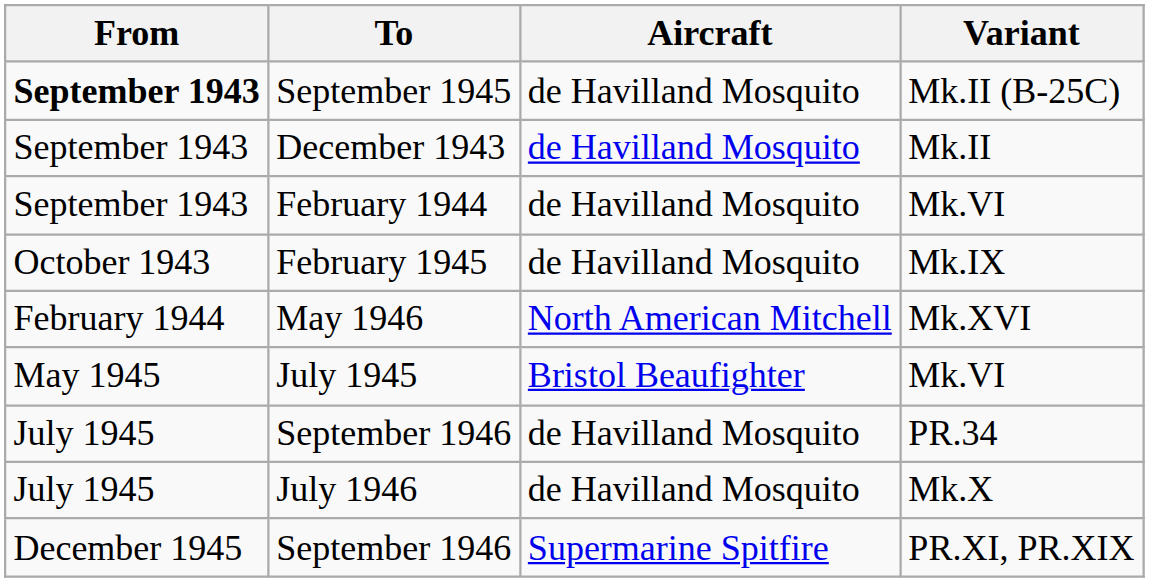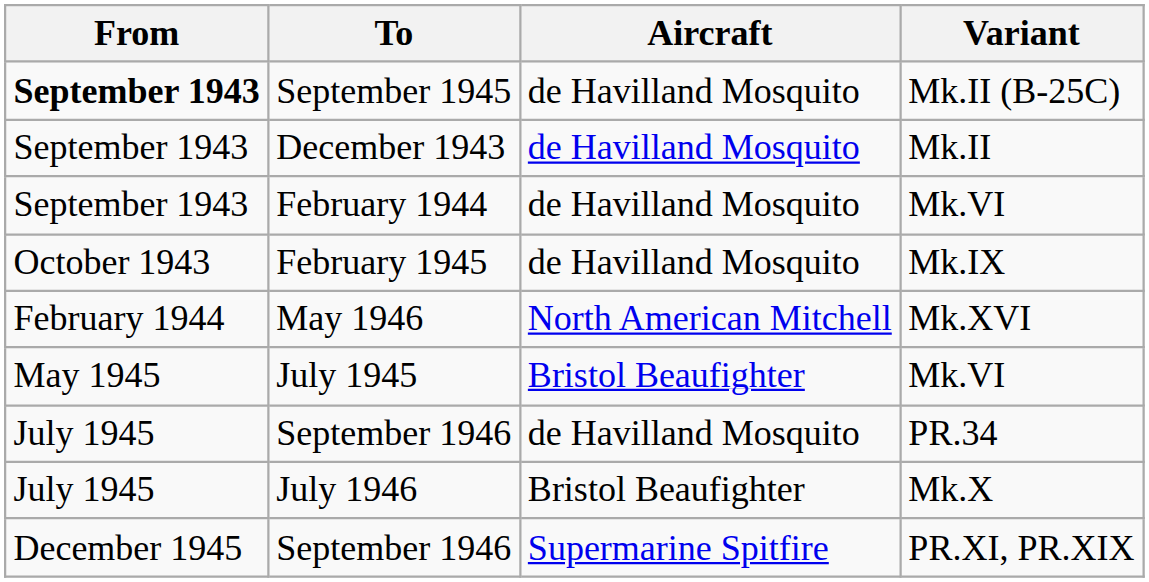(694, 489) de Havilland Mosquito -> (666, 489) Bristol Beaufighter
